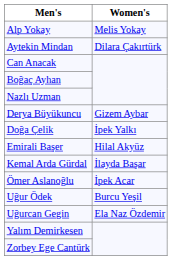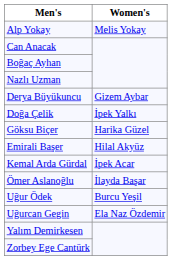- row: (40, 46)
+ row: (32, 130)
(120, 163) İlayda Başar -> (114, 163) İpek Acar
(114, 180) İpek Acar -> (120, 180) İlayda Başar
